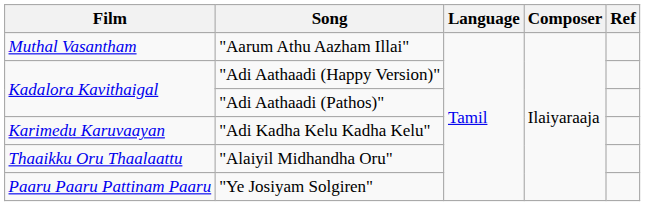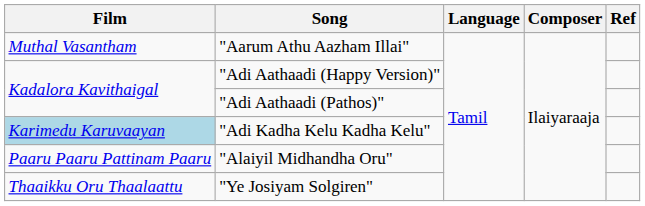(87, 131) no background -> (87, 131) lightblue background
(95, 159) Thaaikku Oru Thaalaattu -> (110, 159) Paaru Paaru Pattinam Paaru
(110, 187) Paaru Paaru Pattinam Paaru -> (95, 187) Thaaikku Oru Thaalaattu
